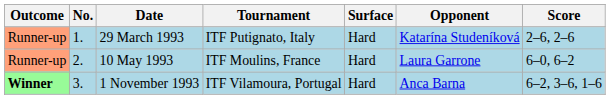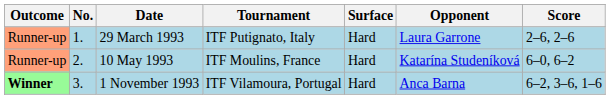(460, 37) Katarína Studeníková -> (440, 37) Laura Garrone
(440, 60) Laura Garrone -> (460, 60) Katarína Studeníková
